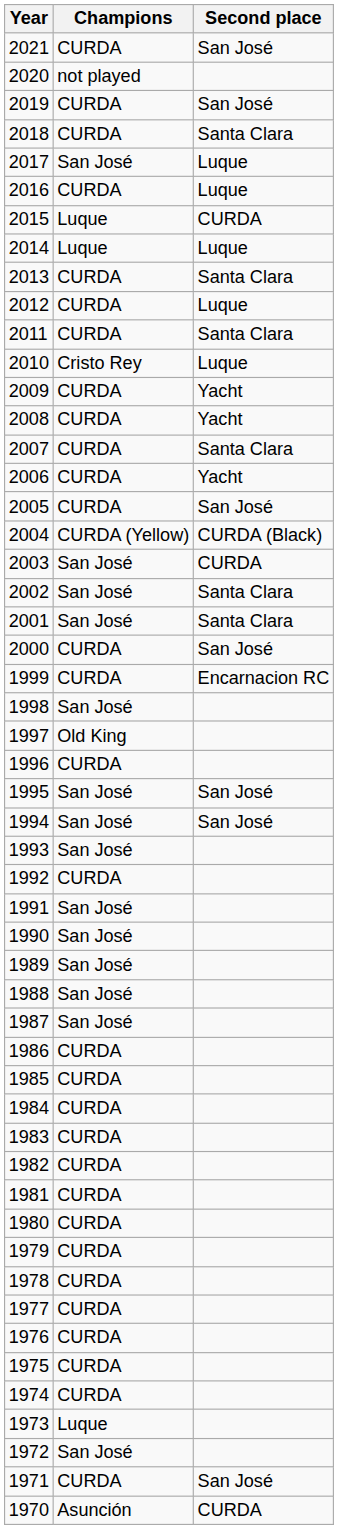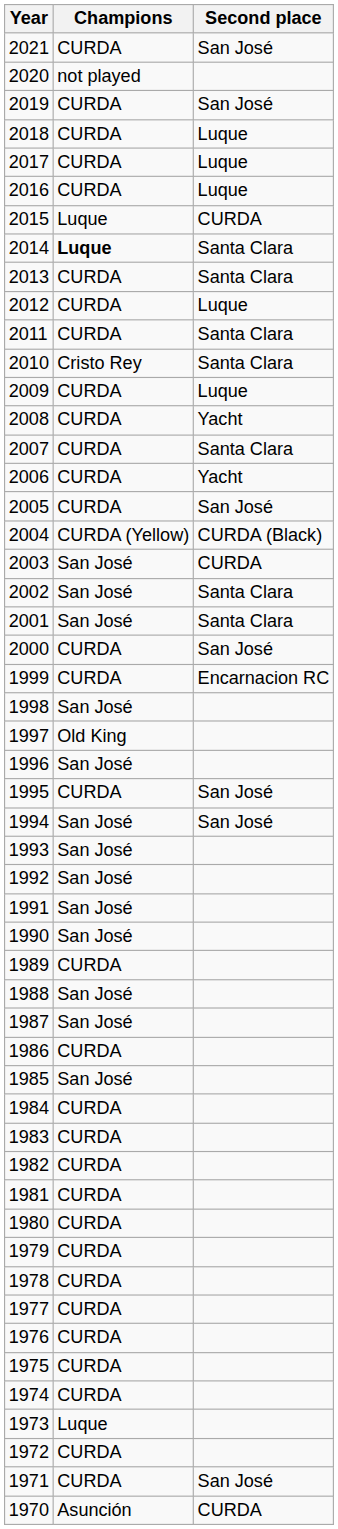(245, 133) Santa Clara -> (223, 133) Luque
(95, 162) San José -> (89, 162) CURDA
(82, 248) normal -> (84, 248) bold
(223, 248) Luque -> (245, 248) Santa Clara
(223, 362) Luque -> (245, 362) Santa Clara
(220, 391) Yacht -> (223, 391) Luque
(89, 764) CURDA -> (95, 764) San José
(95, 793) San José -> (89, 793) CURDA
(89, 879) CURDA -> (95, 879) San José
(95, 965) San José -> (89, 965) CURDA
(89, 1079) CURDA -> (95, 1079) San José
(95, 1452) San José -> (89, 1452) CURDA
